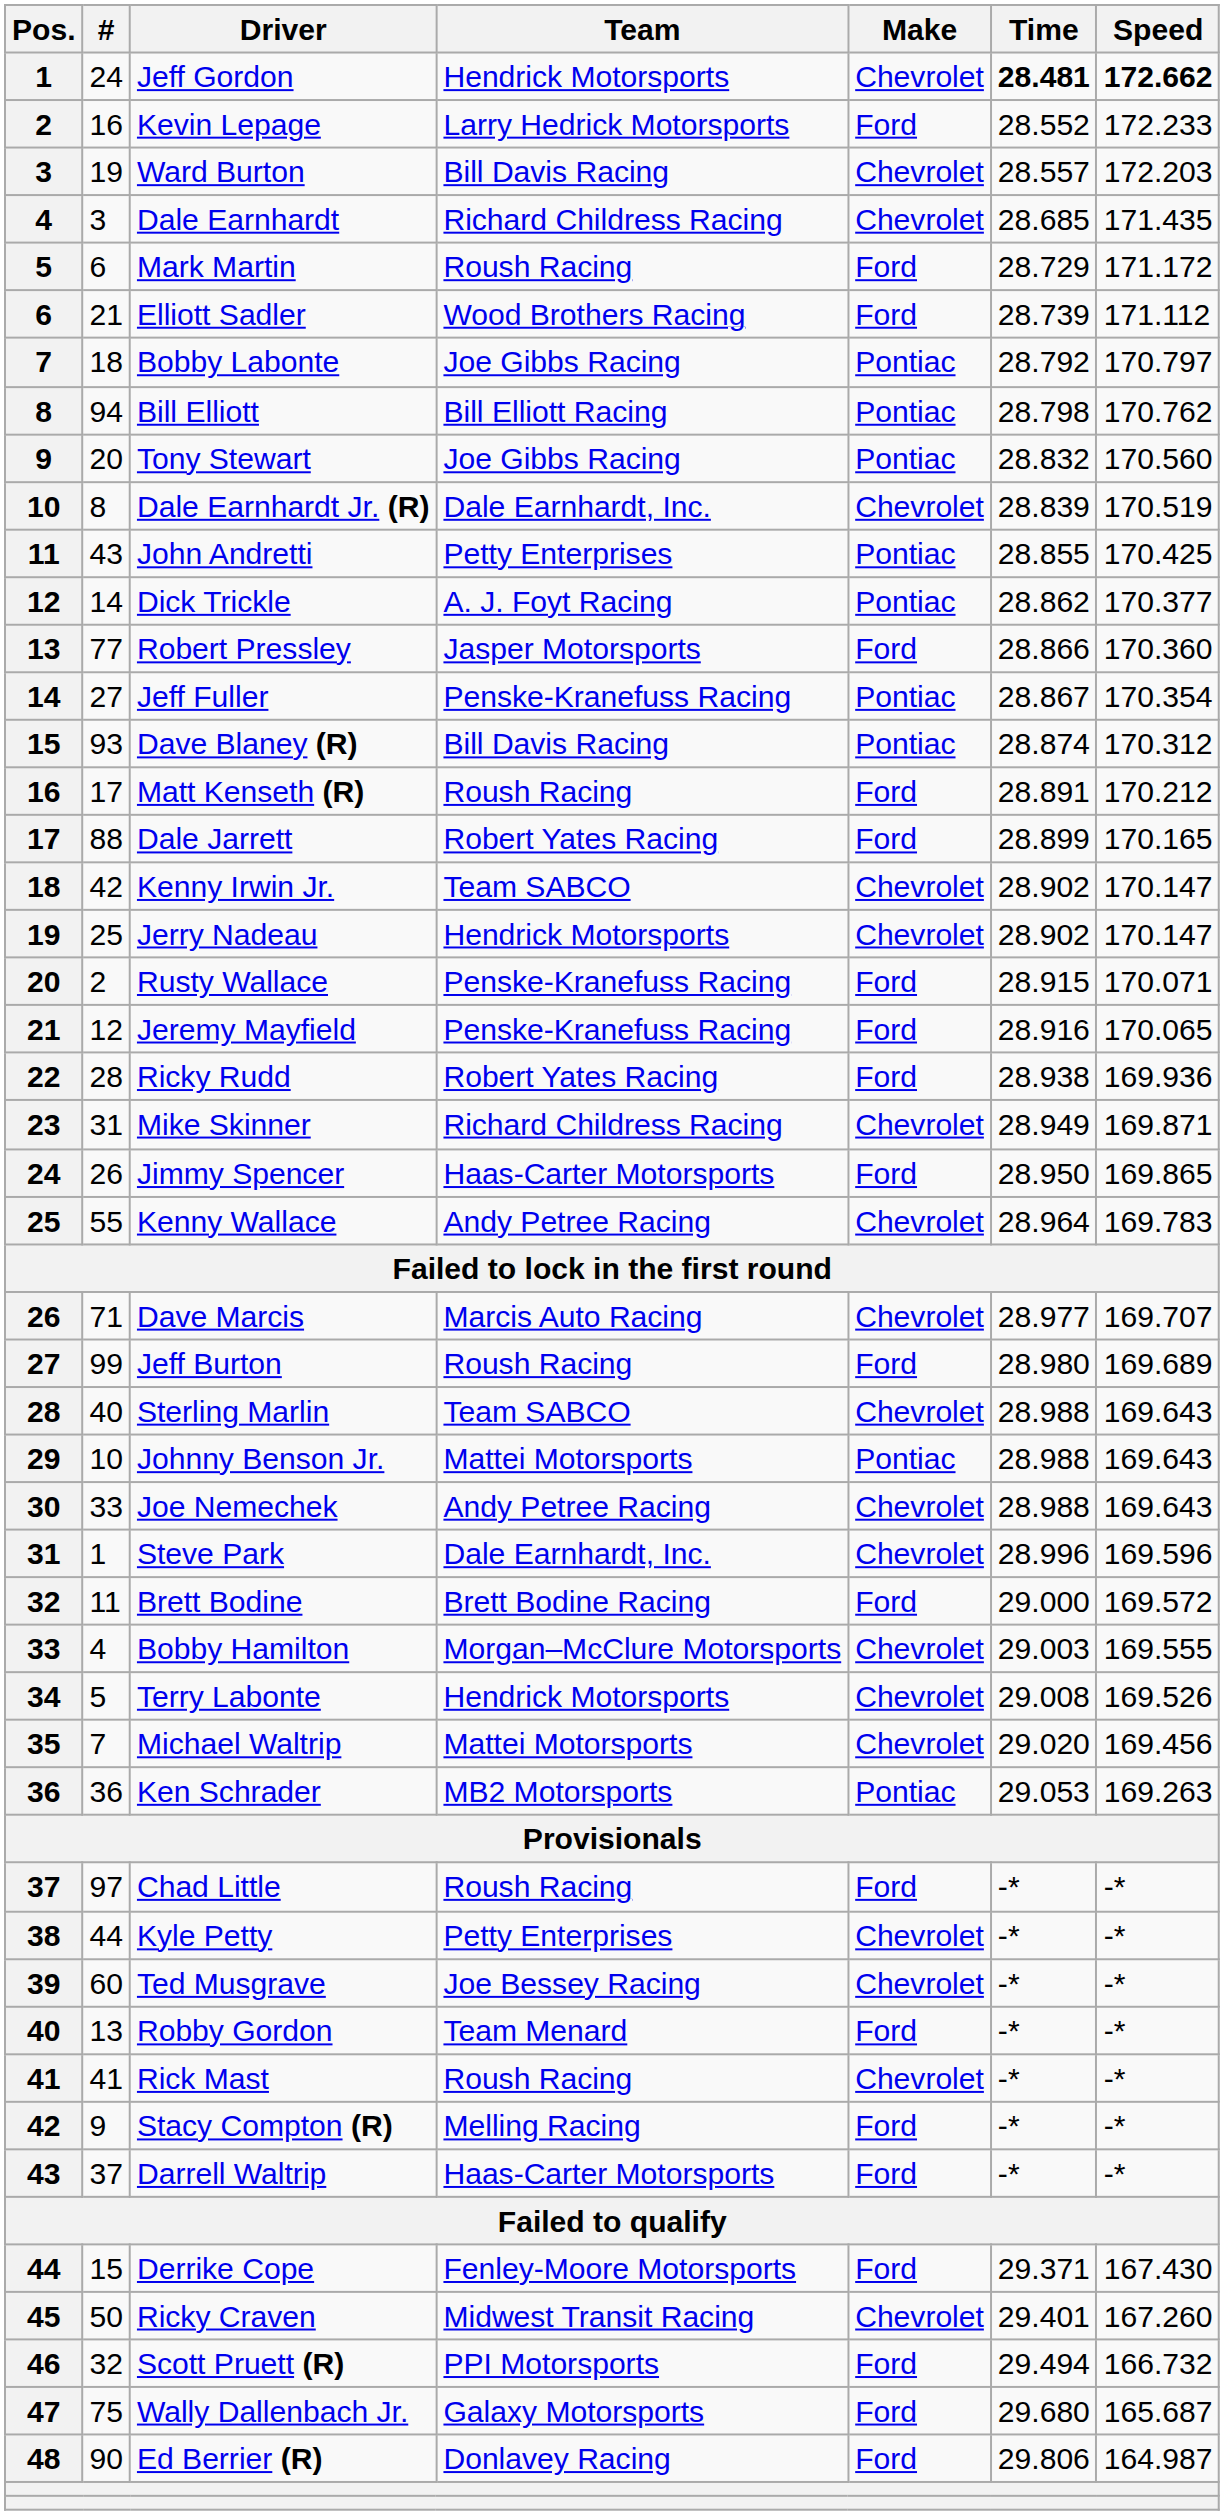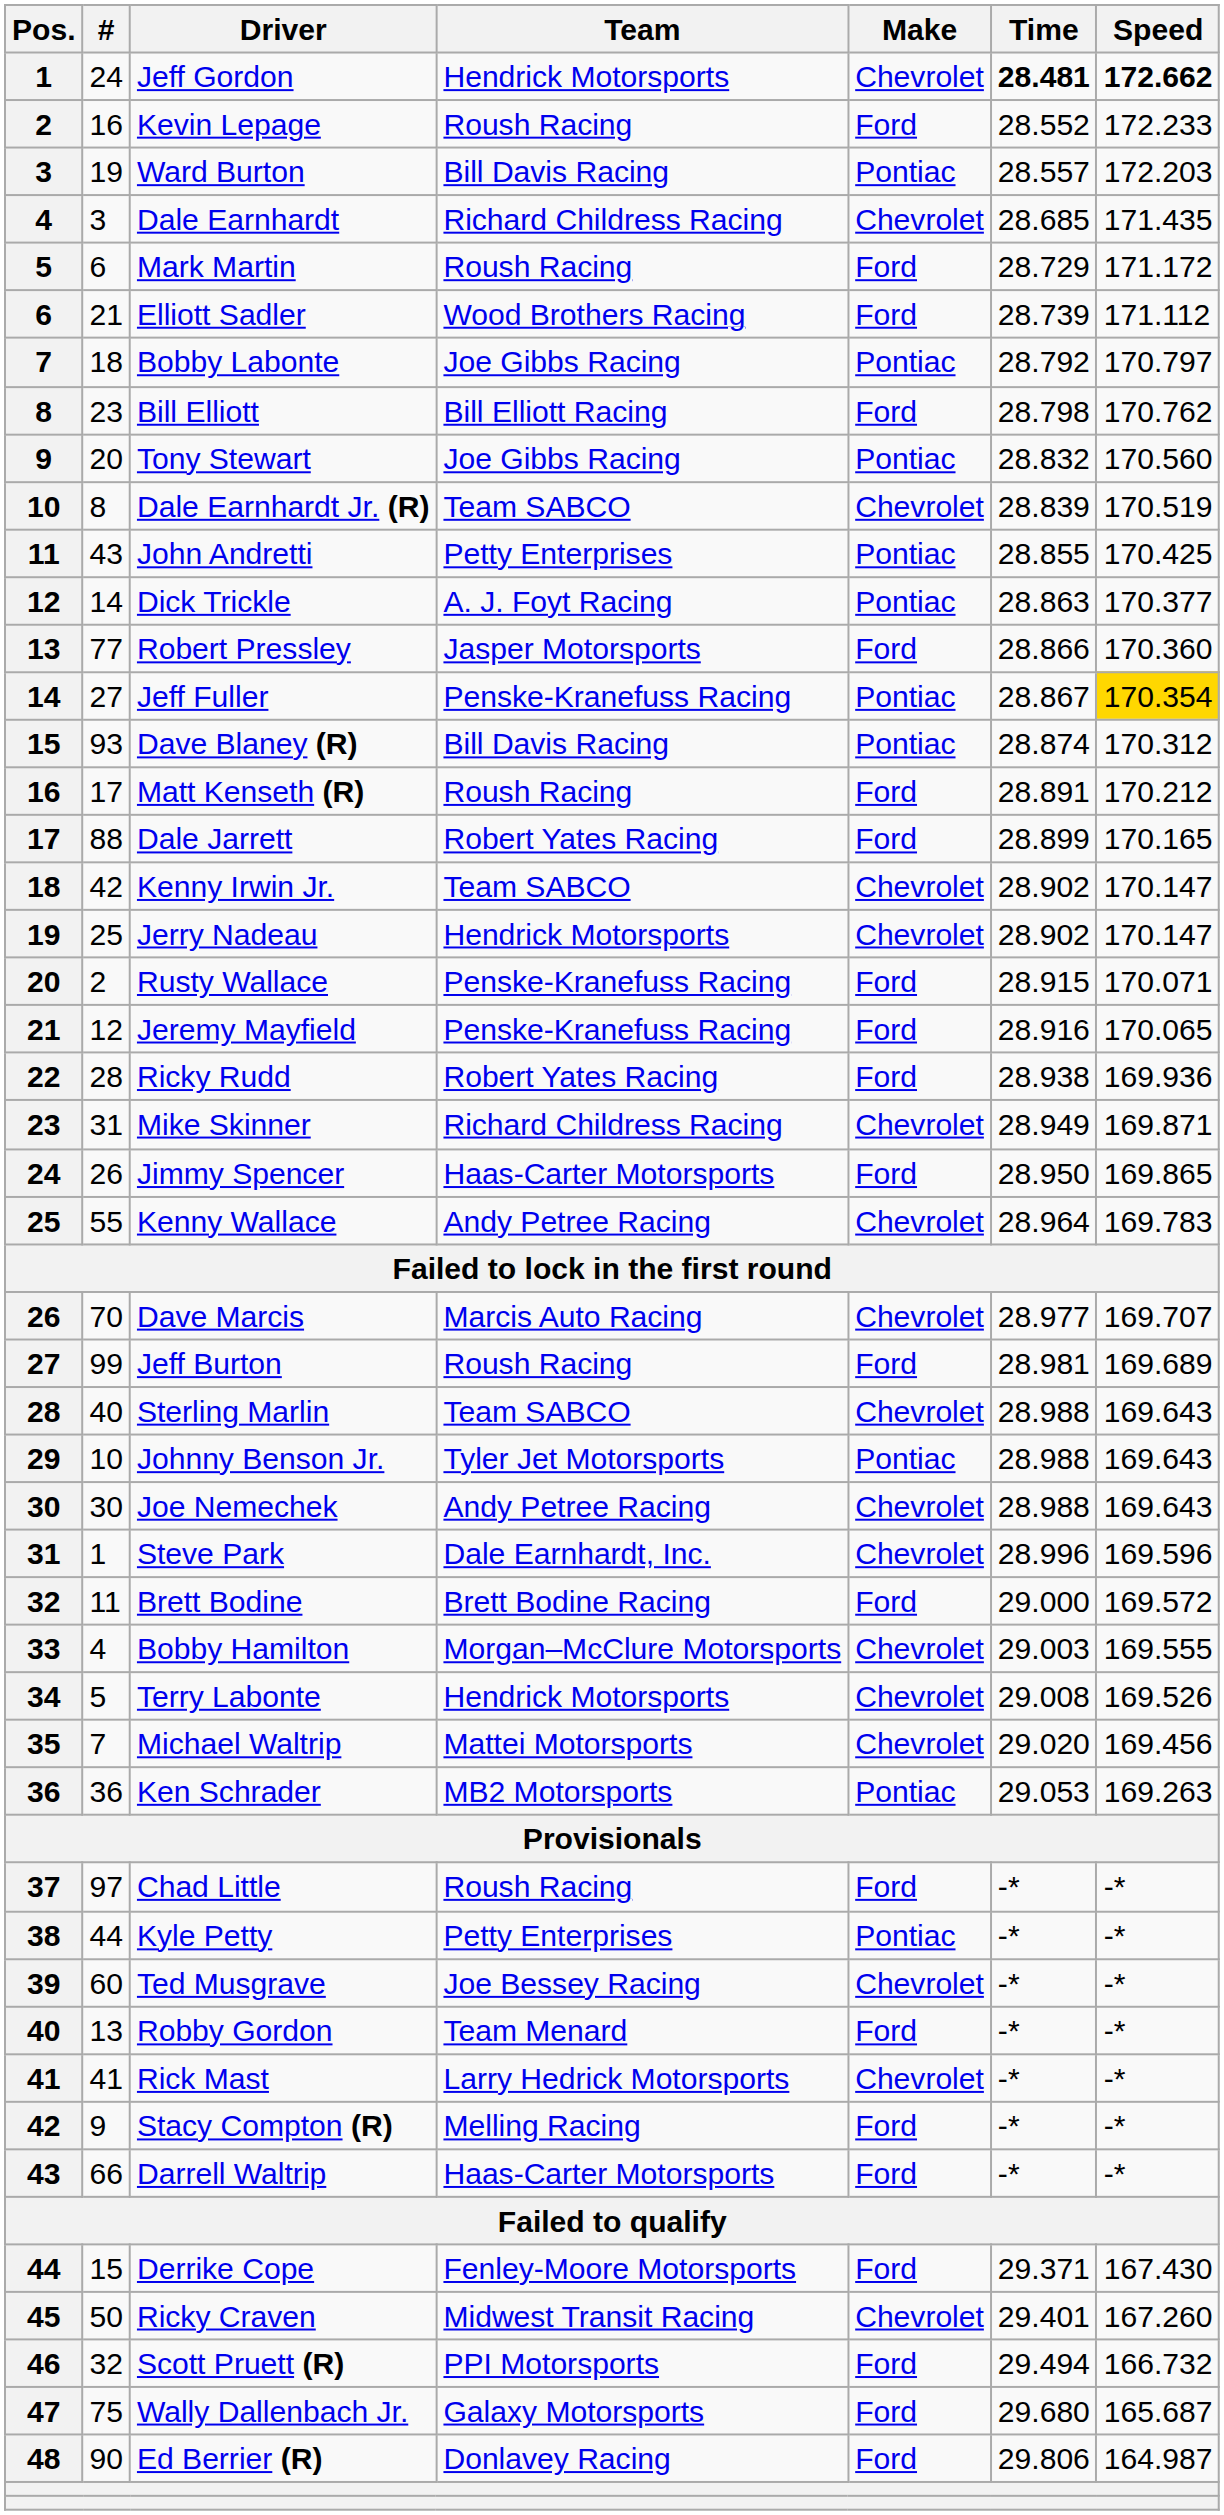(616, 124) Larry Hedrick Motorsports -> (538, 124) Roush Racing
(920, 172) Chevrolet -> (905, 172) Pontiac
(106, 410) 94 -> (106, 410) 23
(905, 410) Pontiac -> (886, 410) Ford
(577, 505) Dale Earnhardt, Inc. -> (537, 505) Team SABCO
(1044, 601) 28.862 -> (1044, 601) 28.863
(1158, 696) no background -> (1158, 696) gold background
(106, 1315) 71 -> (106, 1315) 70
(1044, 1363) 28.980 -> (1044, 1363) 28.981
(568, 1458) Mattei Motorsports -> (584, 1458) Tyler Jet Motorsports
(106, 1506) 33 -> (106, 1506) 30
(920, 1935) Chevrolet -> (905, 1935) Pontiac
(538, 2078) Roush Racing -> (616, 2078) Larry Hedrick Motorsports
(106, 2173) 37 -> (106, 2173) 66
